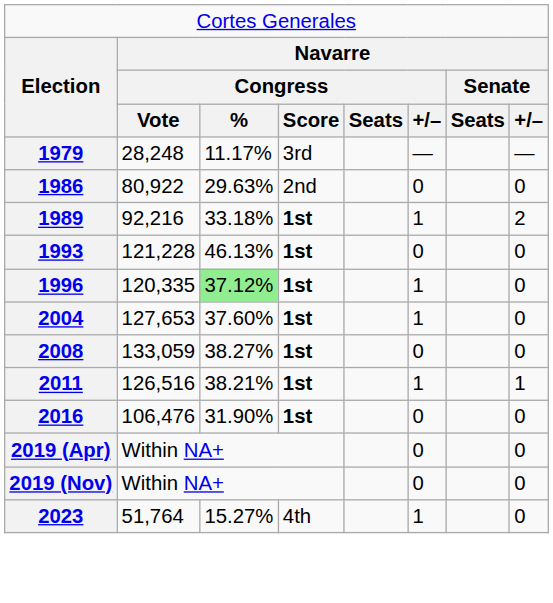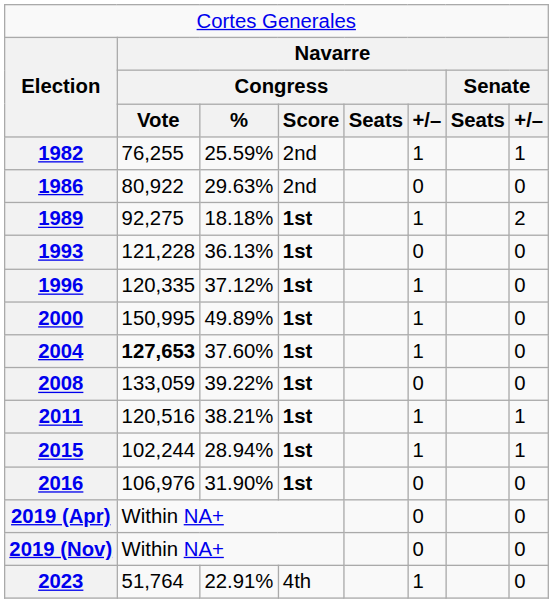- row: (61, 152)
+ row: (61, 152)
(153, 218) 92,216 -> (153, 218) 92,275
(239, 218) 33.18% -> (239, 218) 18.18%
(239, 251) 46.13% -> (239, 251) 36.13%
(239, 284) lightgreen background -> (239, 284) no background
+ row: (61, 317)
(158, 317) normal -> (158, 350) bold
(239, 350) 38.27% -> (239, 383) 39.22%
(158, 383) 126,516 -> (158, 416) 120,516
+ row: (61, 449)
(158, 416) 106,476 -> (158, 482) 106,976
(239, 515) 15.27% -> (239, 581) 22.91%
